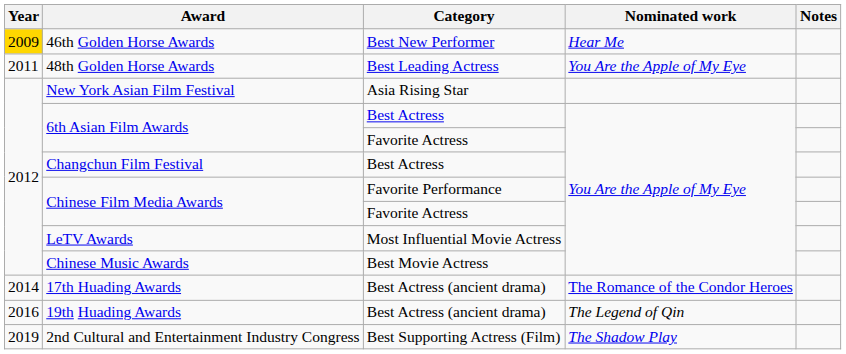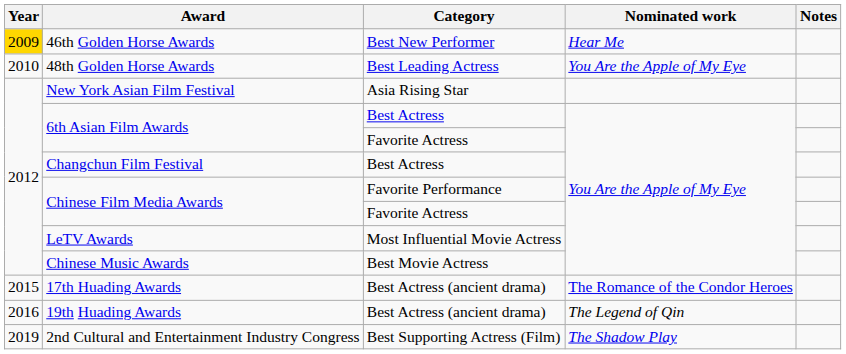(23, 66) 2011 -> (24, 66) 2010
(24, 287) 2014 -> (24, 287) 2015
